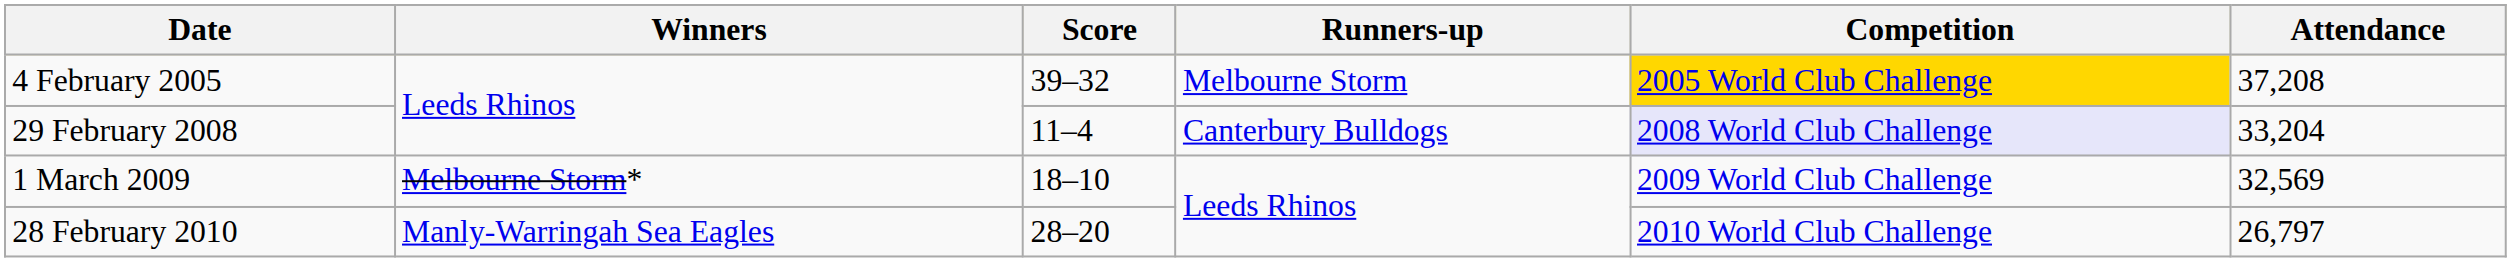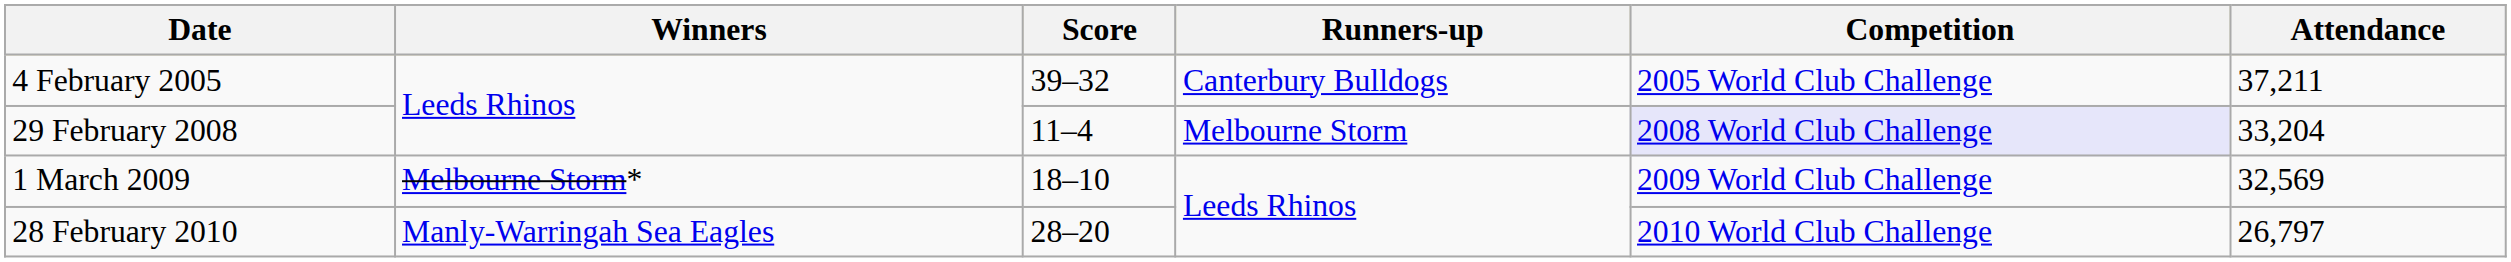(1295, 79) Melbourne Storm -> (1315, 79) Canterbury Bulldogs
(1815, 79) gold background -> (1815, 79) no background
(2281, 79) 37,208 -> (2281, 79) 37,211
(1315, 130) Canterbury Bulldogs -> (1295, 130) Melbourne Storm
